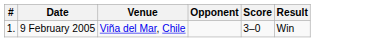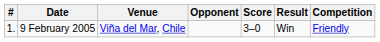+ column: (342, 12)
